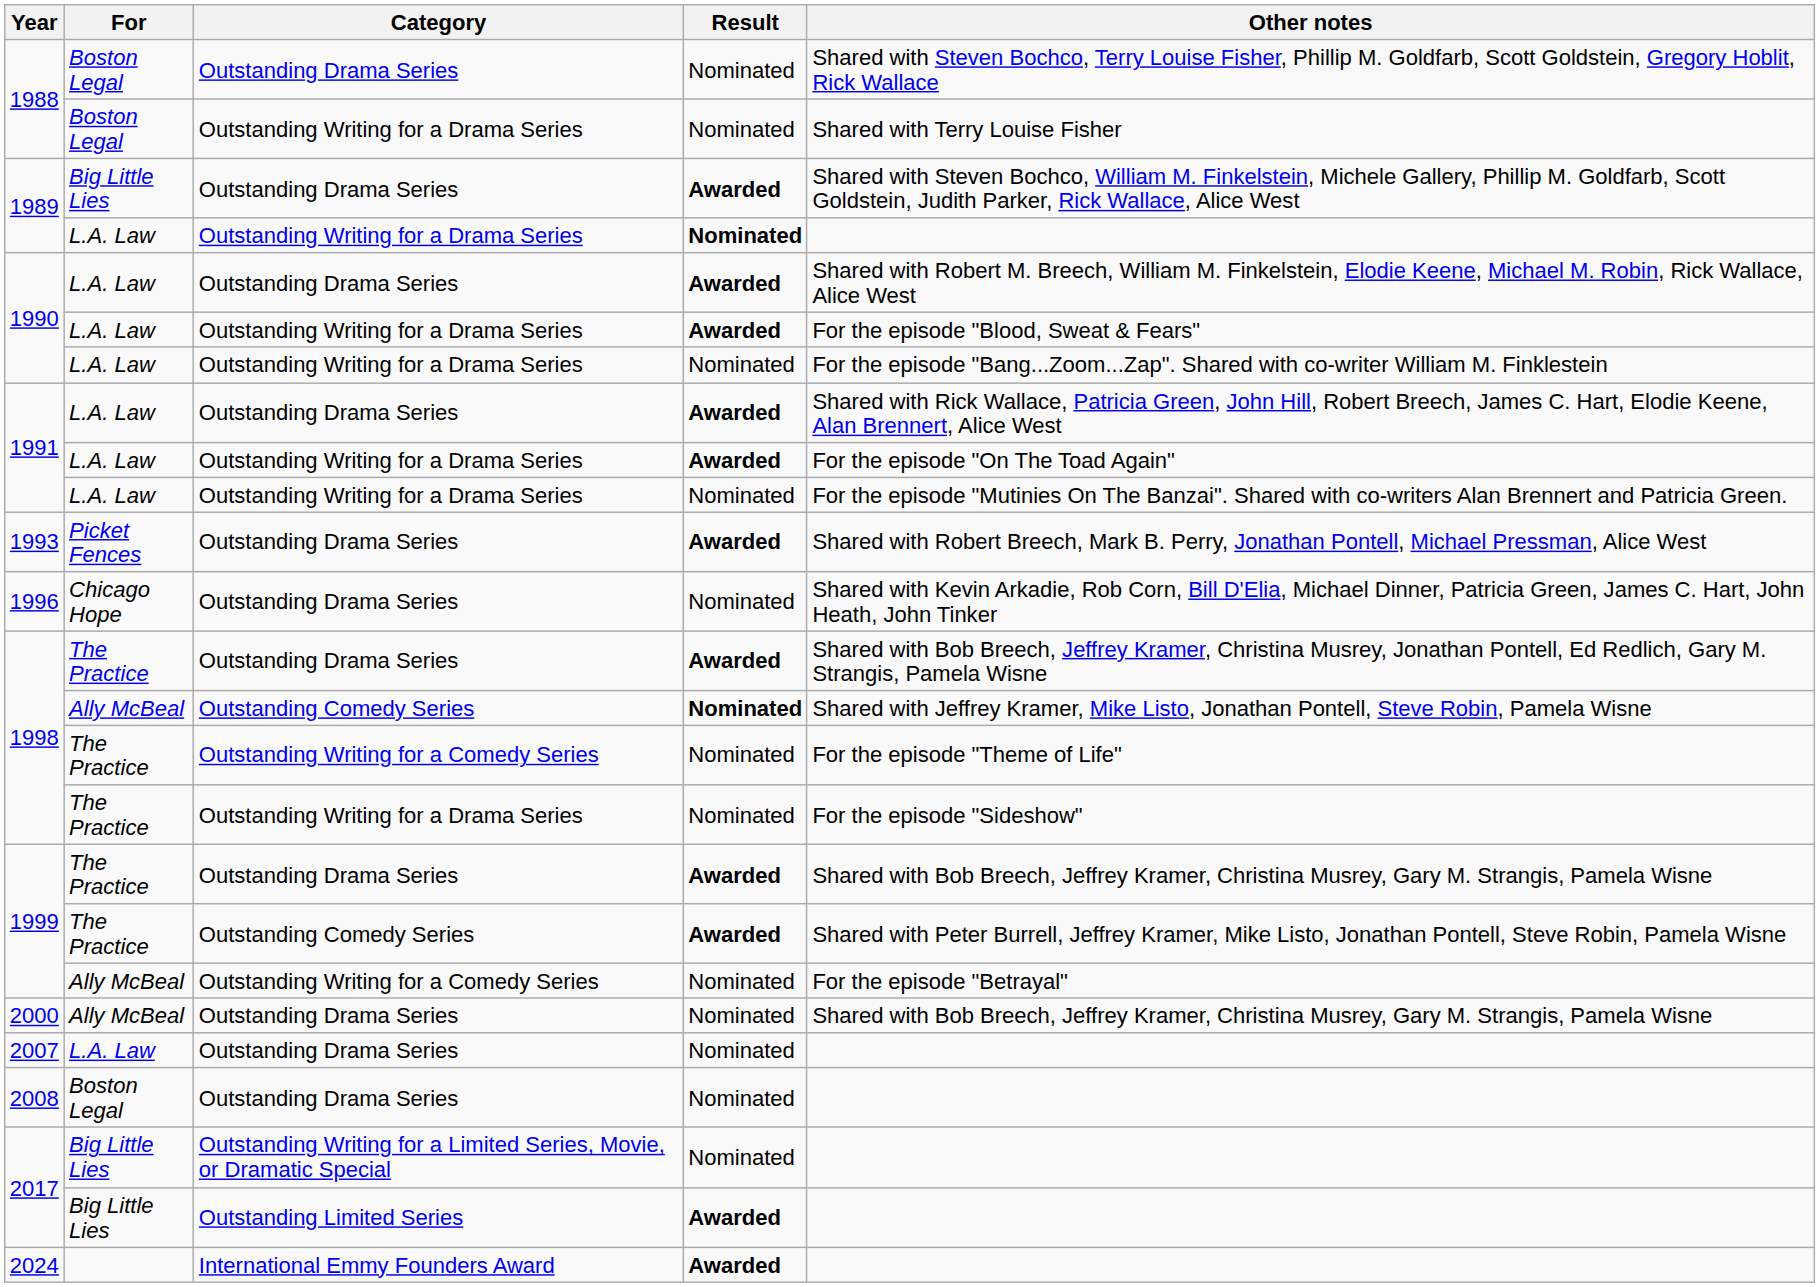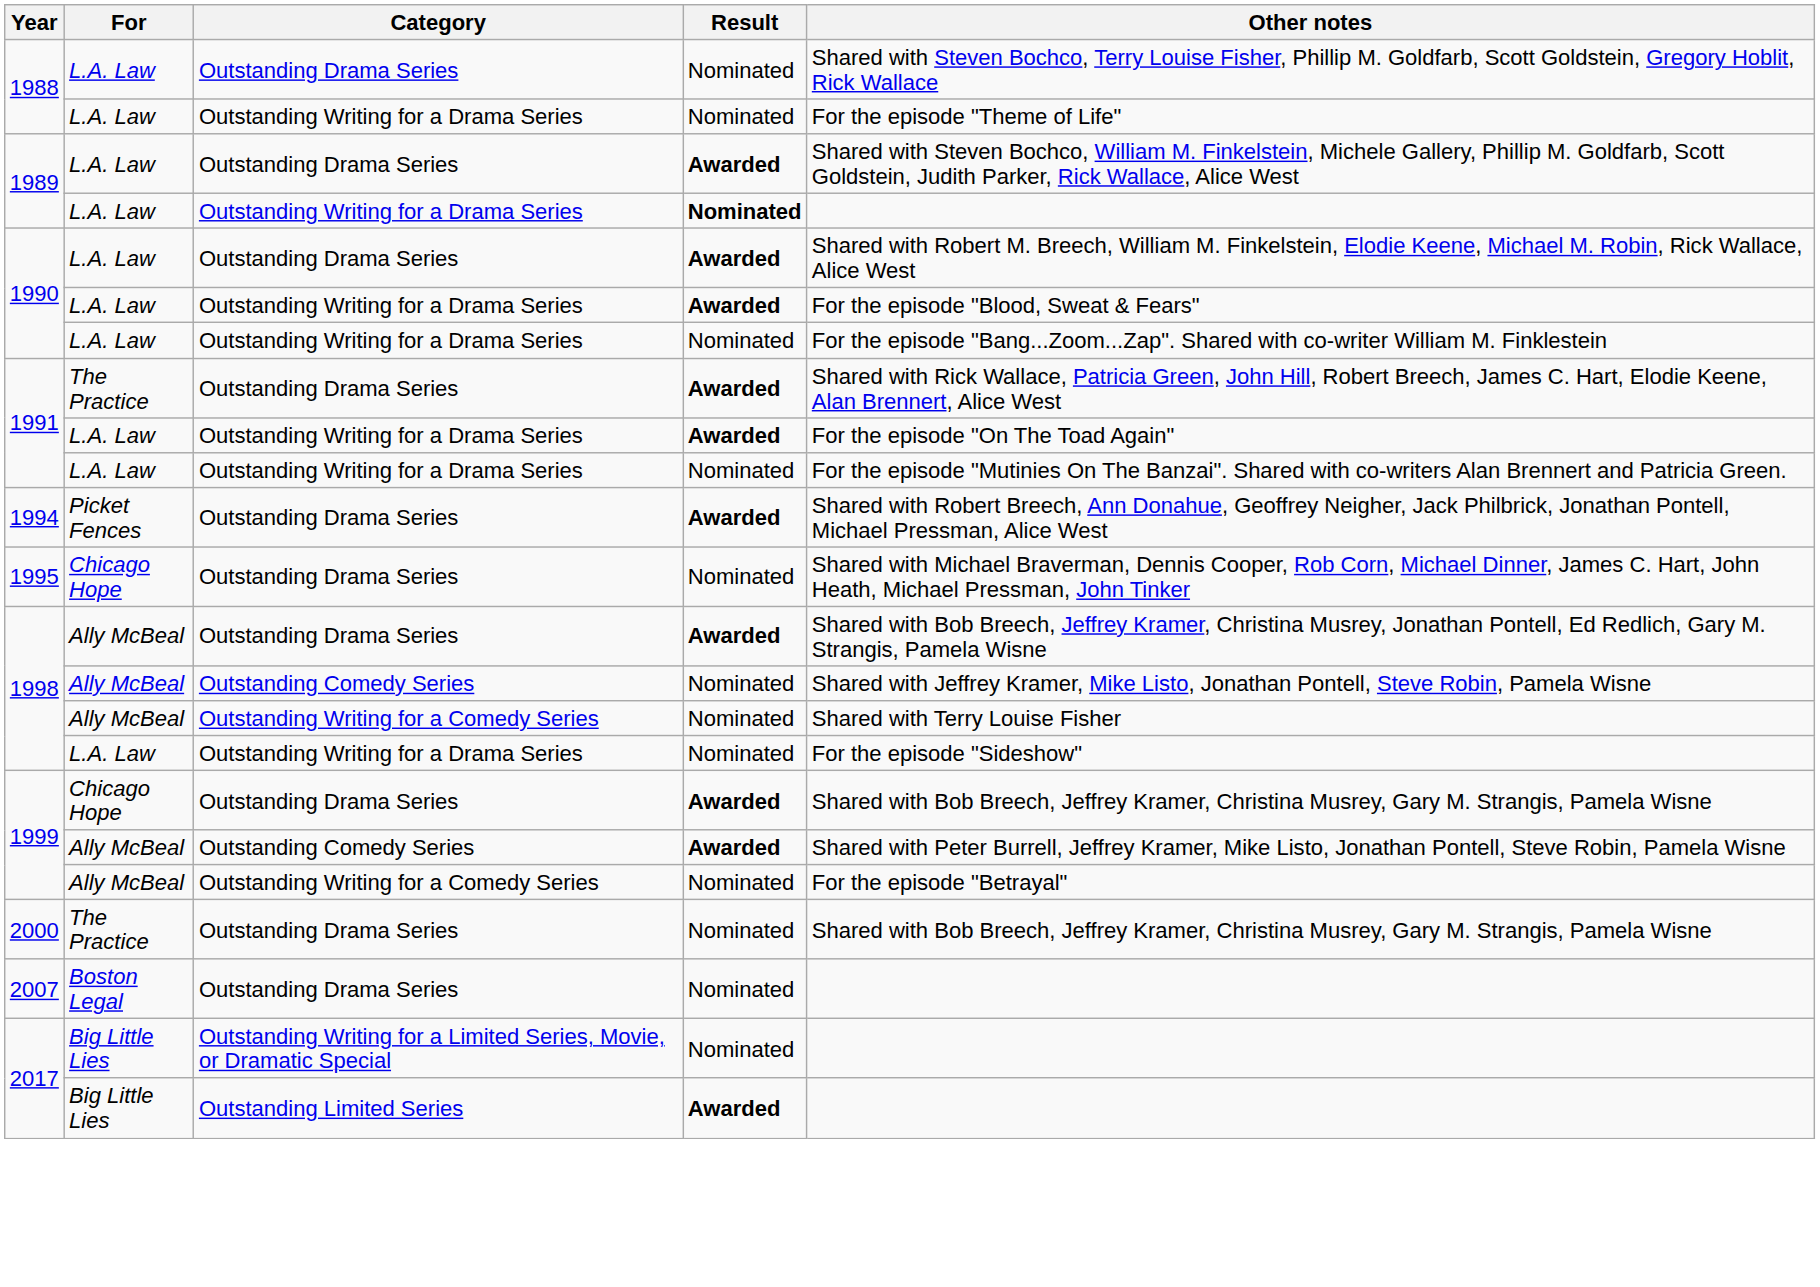(103, 70) Boston Legal -> (112, 70) L.A. Law
(103, 129) Boston Legal -> (112, 117) L.A. Law
(967, 129) Shared with Terry Louise Fisher -> (967, 117) For the episode "Theme of Life"
(111, 189) Big Little Lies -> (112, 164) L.A. Law
(112, 412) L.A. Law -> (109, 388) The Practice
- row: (34, 542)
+ row: (34, 517)
+ row: (34, 577)
- row: (34, 601)
(109, 661) The Practice -> (127, 636) Ally McBeal
(745, 708) bold -> (741, 683) normal
(109, 755) The Practice -> (127, 718) Ally McBeal
(967, 755) For the episode "Theme of Life" -> (966, 718) Shared with Terry Louise Fisher
(109, 815) The Practice -> (112, 753) L.A. Law
(109, 874) The Practice -> (109, 800) Chicago Hope
(109, 934) The Practice -> (127, 848) Ally McBeal
(127, 1016) Ally McBeal -> (109, 930) The Practice
(112, 1051) L.A. Law -> (103, 989) Boston Legal
- row: (34, 1098)
- row: (34, 1264)
